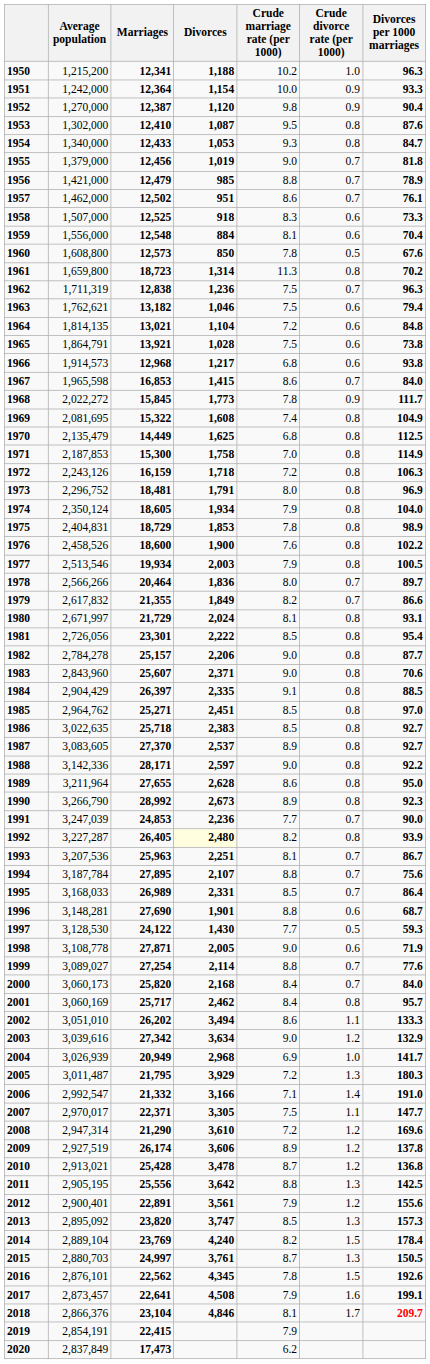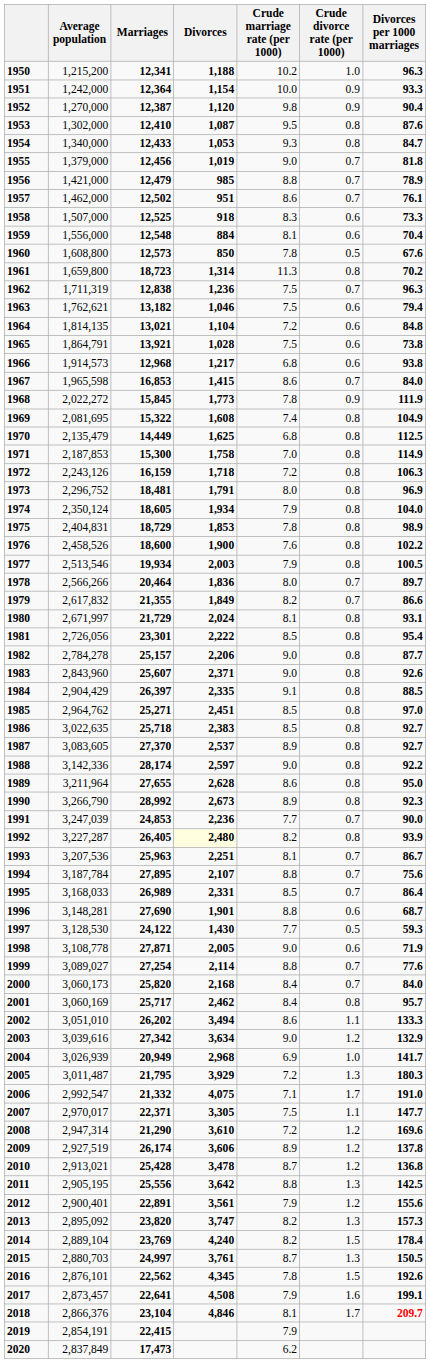(411, 399) 111.7 -> (411, 399) 111.9
(413, 673) 70.6 -> (413, 673) 92.6
(155, 765) 28,171 -> (155, 765) 28,174
(221, 1093) 3,166 -> (221, 1093) 4,075
(353, 1093) 1.4 -> (353, 1093) 1.7
(290, 1221) 8.5 -> (290, 1221) 8.2
